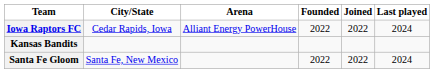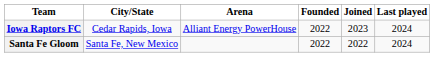(358, 28) 2022 -> (358, 28) 2023
- row: (44, 44)
